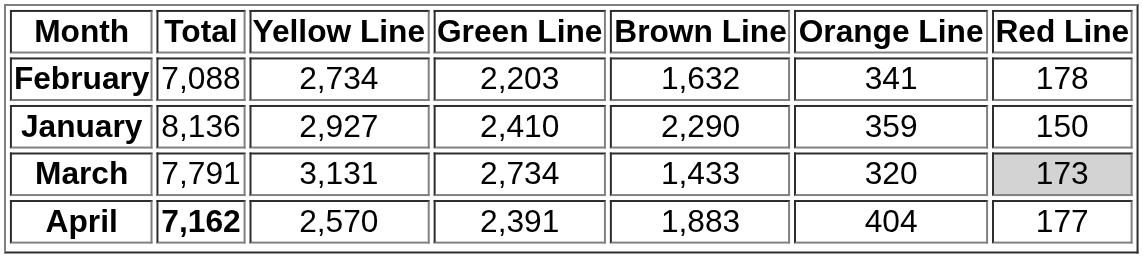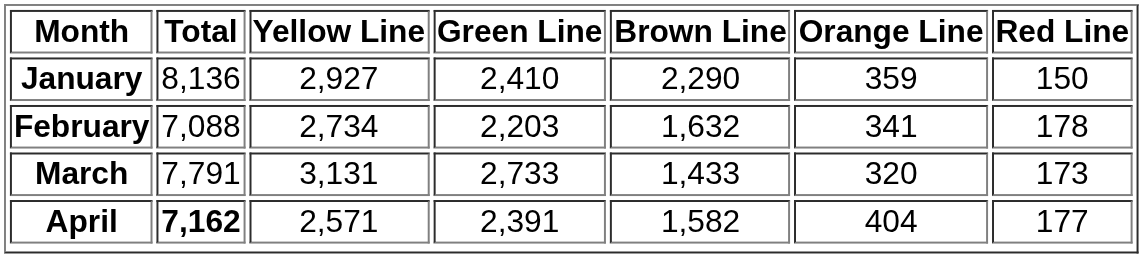rows swapped: (82, 126) <-> (82, 78)
(520, 173) 2,734 -> (520, 173) 2,733
(1062, 173) lightgrey background -> (1062, 173) no background
(339, 221) 2,570 -> (339, 221) 2,571
(701, 221) 1,883 -> (701, 221) 1,582
